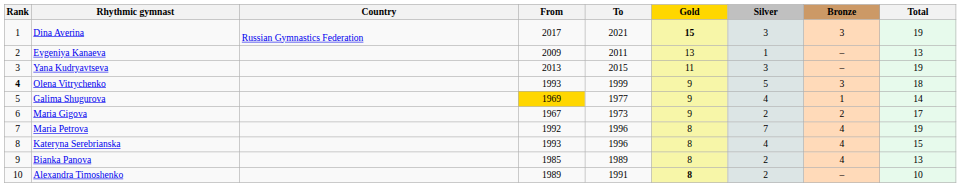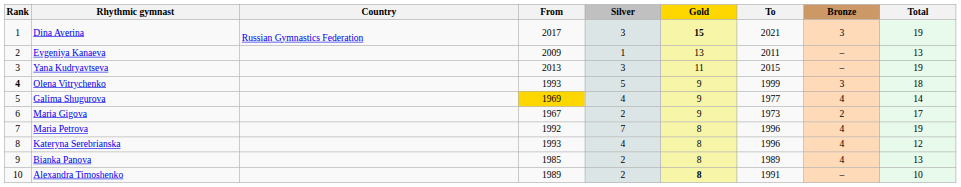columns swapped: (618, 12) <-> (766, 12)
(842, 99) 1 -> (842, 99) 4
(918, 144) 15 -> (918, 144) 12
